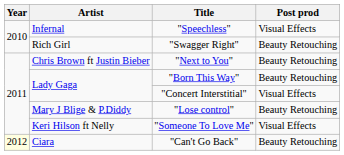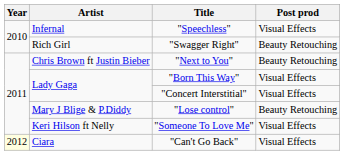(298, 77) Beauty Retouching -> (287, 77) Visual Effects
(298, 142) Beauty Retouching -> (287, 142) Visual Effects
